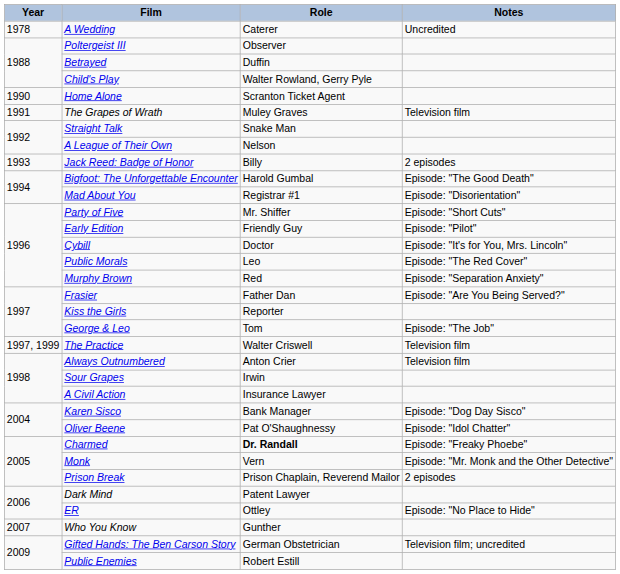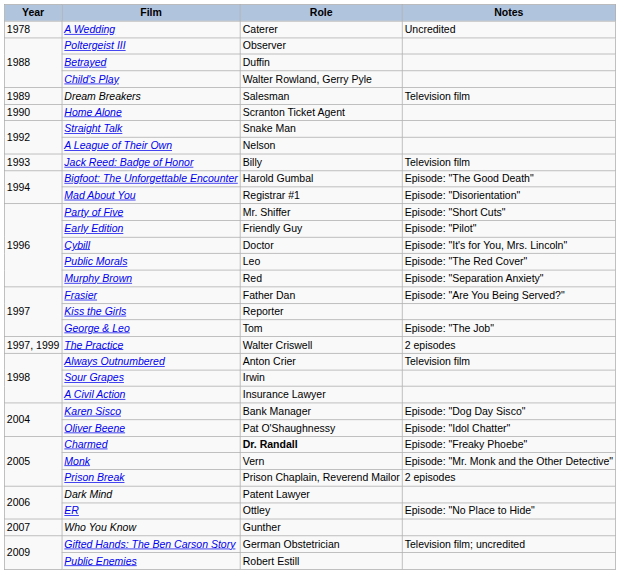+ row: (103, 96)
- row: (113, 113)
(430, 163) 2 episodes -> (437, 163) Television film
(437, 345) Television film -> (430, 345) 2 episodes
